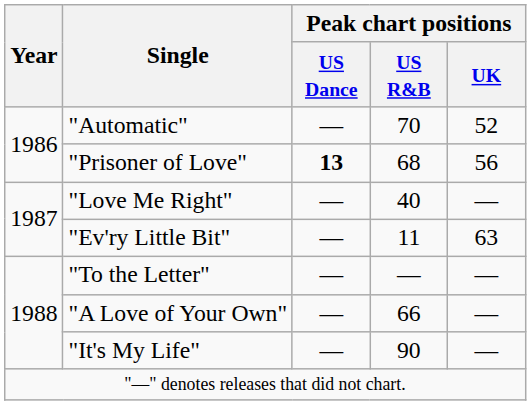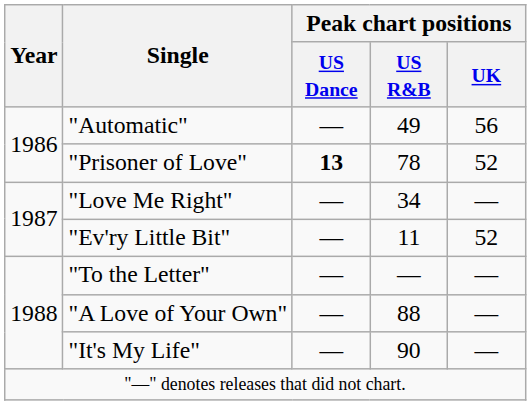(409, 125) 70 -> (409, 125) 49
(486, 125) 52 -> (486, 125) 56
(409, 162) 68 -> (409, 162) 78
(486, 162) 56 -> (486, 162) 52
(409, 200) 40 -> (409, 200) 34
(486, 237) 63 -> (486, 237) 52
(409, 312) 66 -> (409, 312) 88
